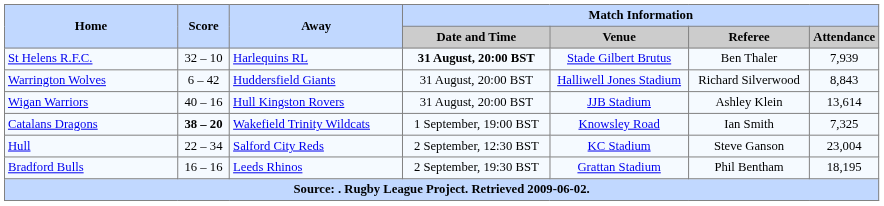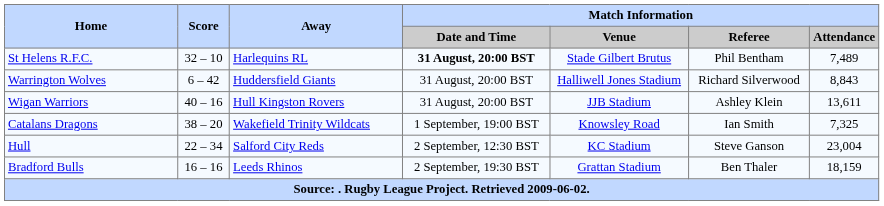(749, 58) Ben Thaler -> (749, 58) Phil Bentham
(844, 58) 7,939 -> (844, 58) 7,489
(844, 102) 13,614 -> (844, 102) 13,611
(204, 124) bold -> (204, 124) normal
(749, 167) Phil Bentham -> (749, 167) Ben Thaler
(844, 167) 18,195 -> (844, 167) 18,159
